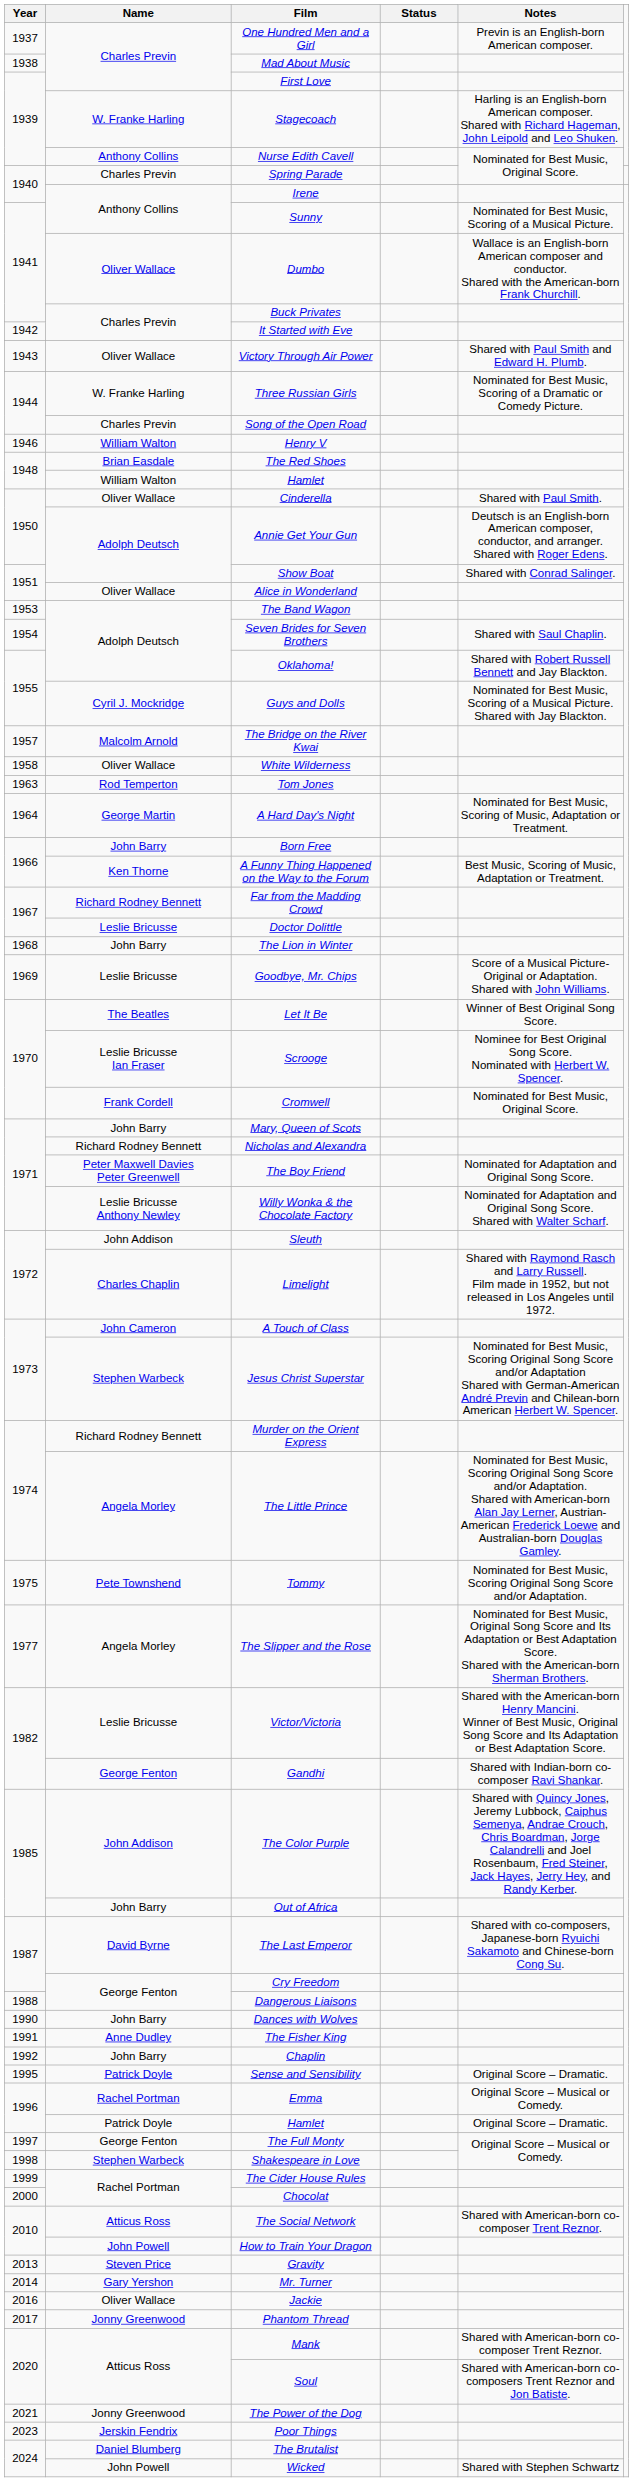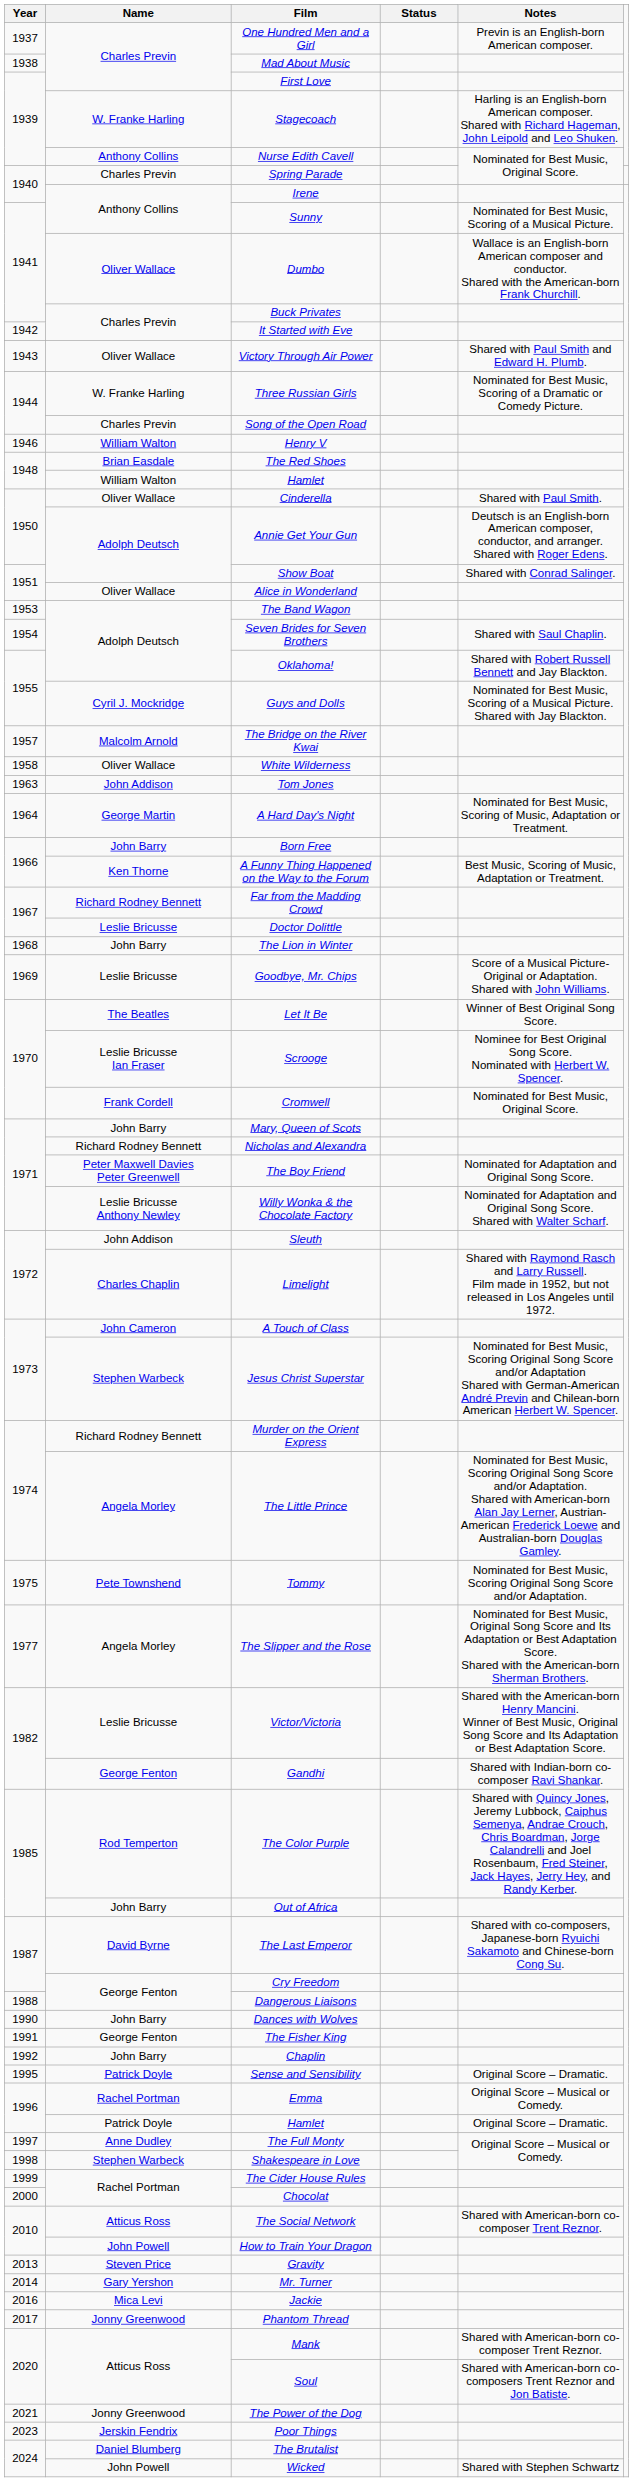(138, 784) Rod Temperton -> (138, 784) John Addison
(138, 1843) John Addison -> (138, 1843) Rod Temperton
(138, 2037) Anne Dudley -> (138, 2037) George Fenton
(138, 2141) George Fenton -> (138, 2141) Anne Dudley
(138, 2301) Oliver Wallace -> (138, 2301) Mica Levi
